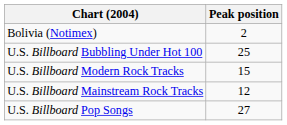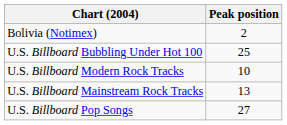(244, 71) 15 -> (244, 71) 10
(244, 91) 12 -> (244, 91) 13
